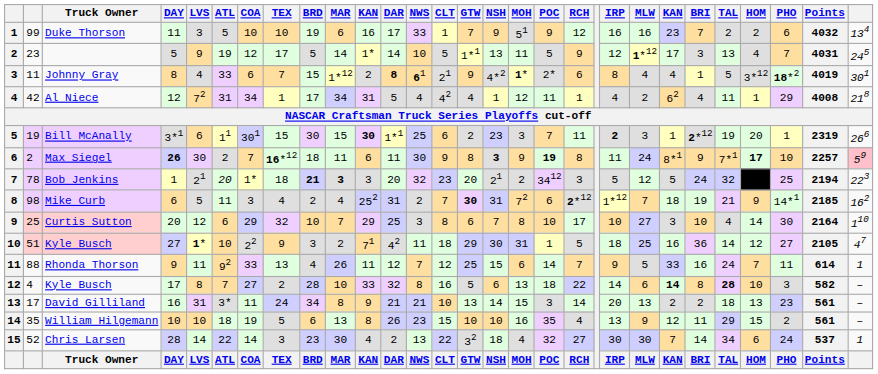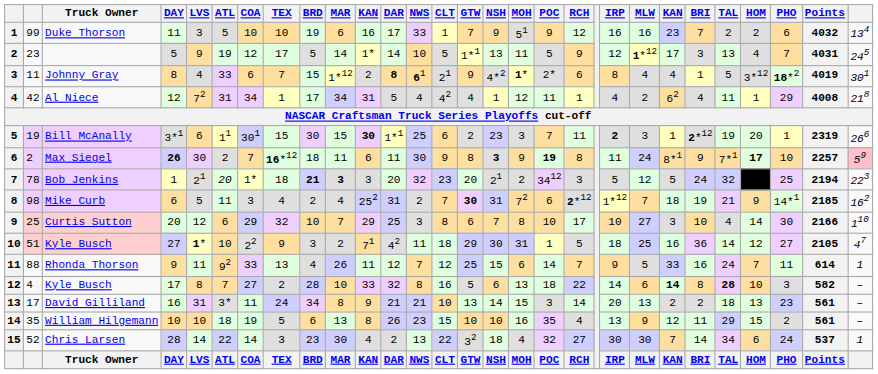(825, 222) 2164 -> (825, 222) 2166
